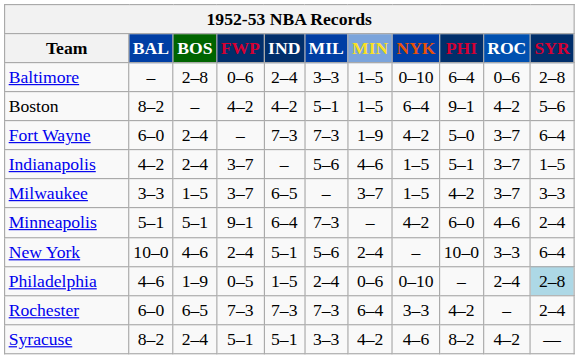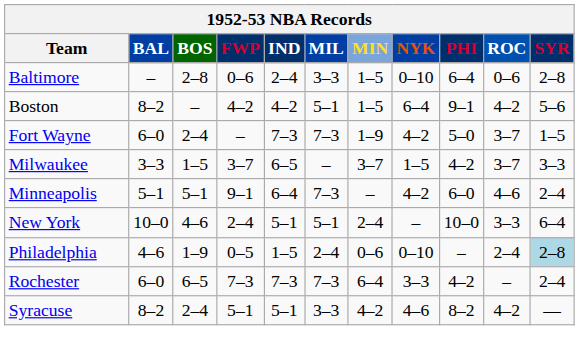(552, 135) 6–4 -> (552, 135) 1–5
- row: (52, 164)
(326, 251) 5–6 -> (326, 222) 5–1
